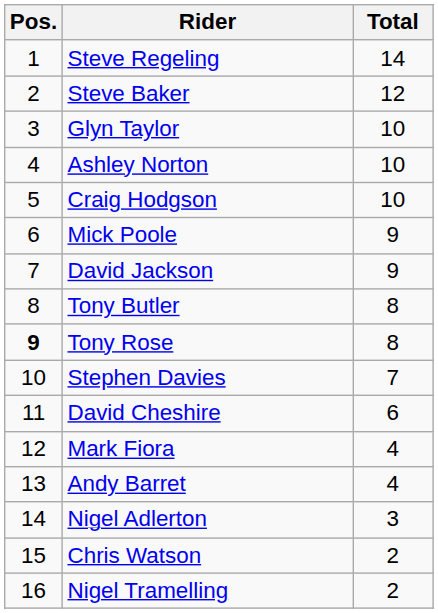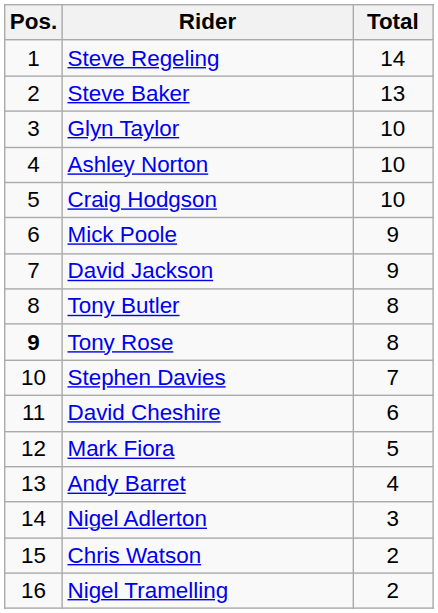(393, 93) 12 -> (393, 93) 13
(393, 448) 4 -> (393, 448) 5
